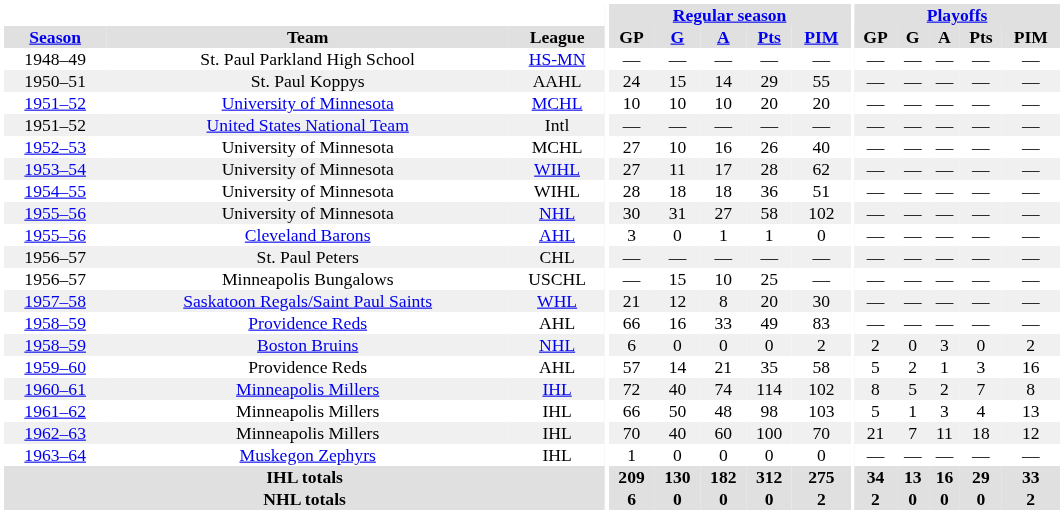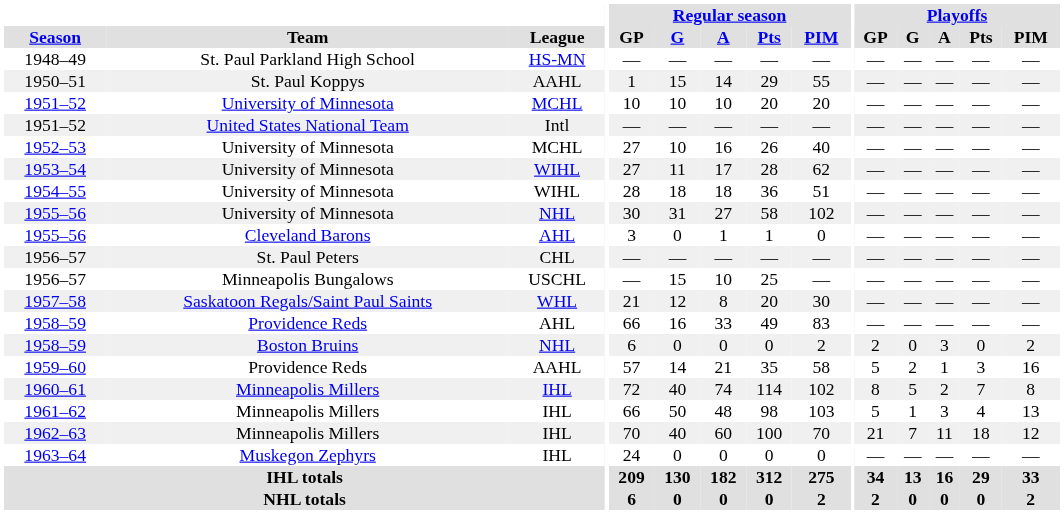(632, 80) 24 -> (632, 80) 1
(557, 366) AHL -> (557, 366) AAHL
(632, 454) 1 -> (632, 454) 24
